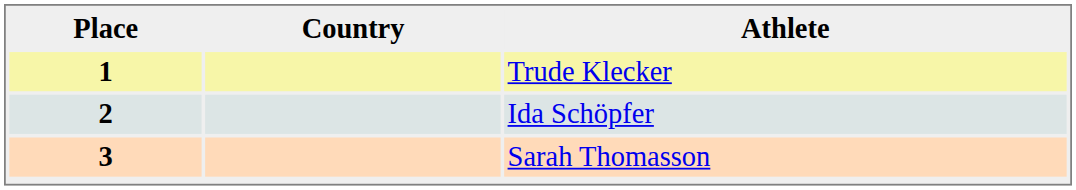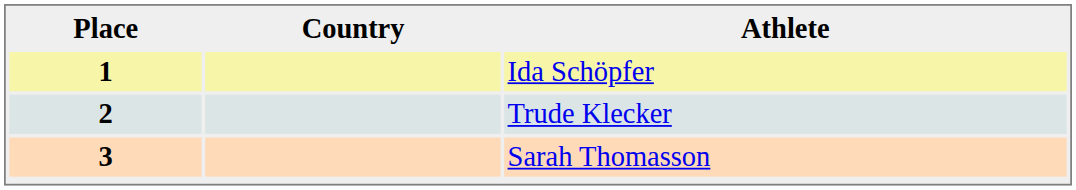(590, 71) Trude Klecker -> (581, 71) Ida Schöpfer
(581, 113) Ida Schöpfer -> (590, 113) Trude Klecker
